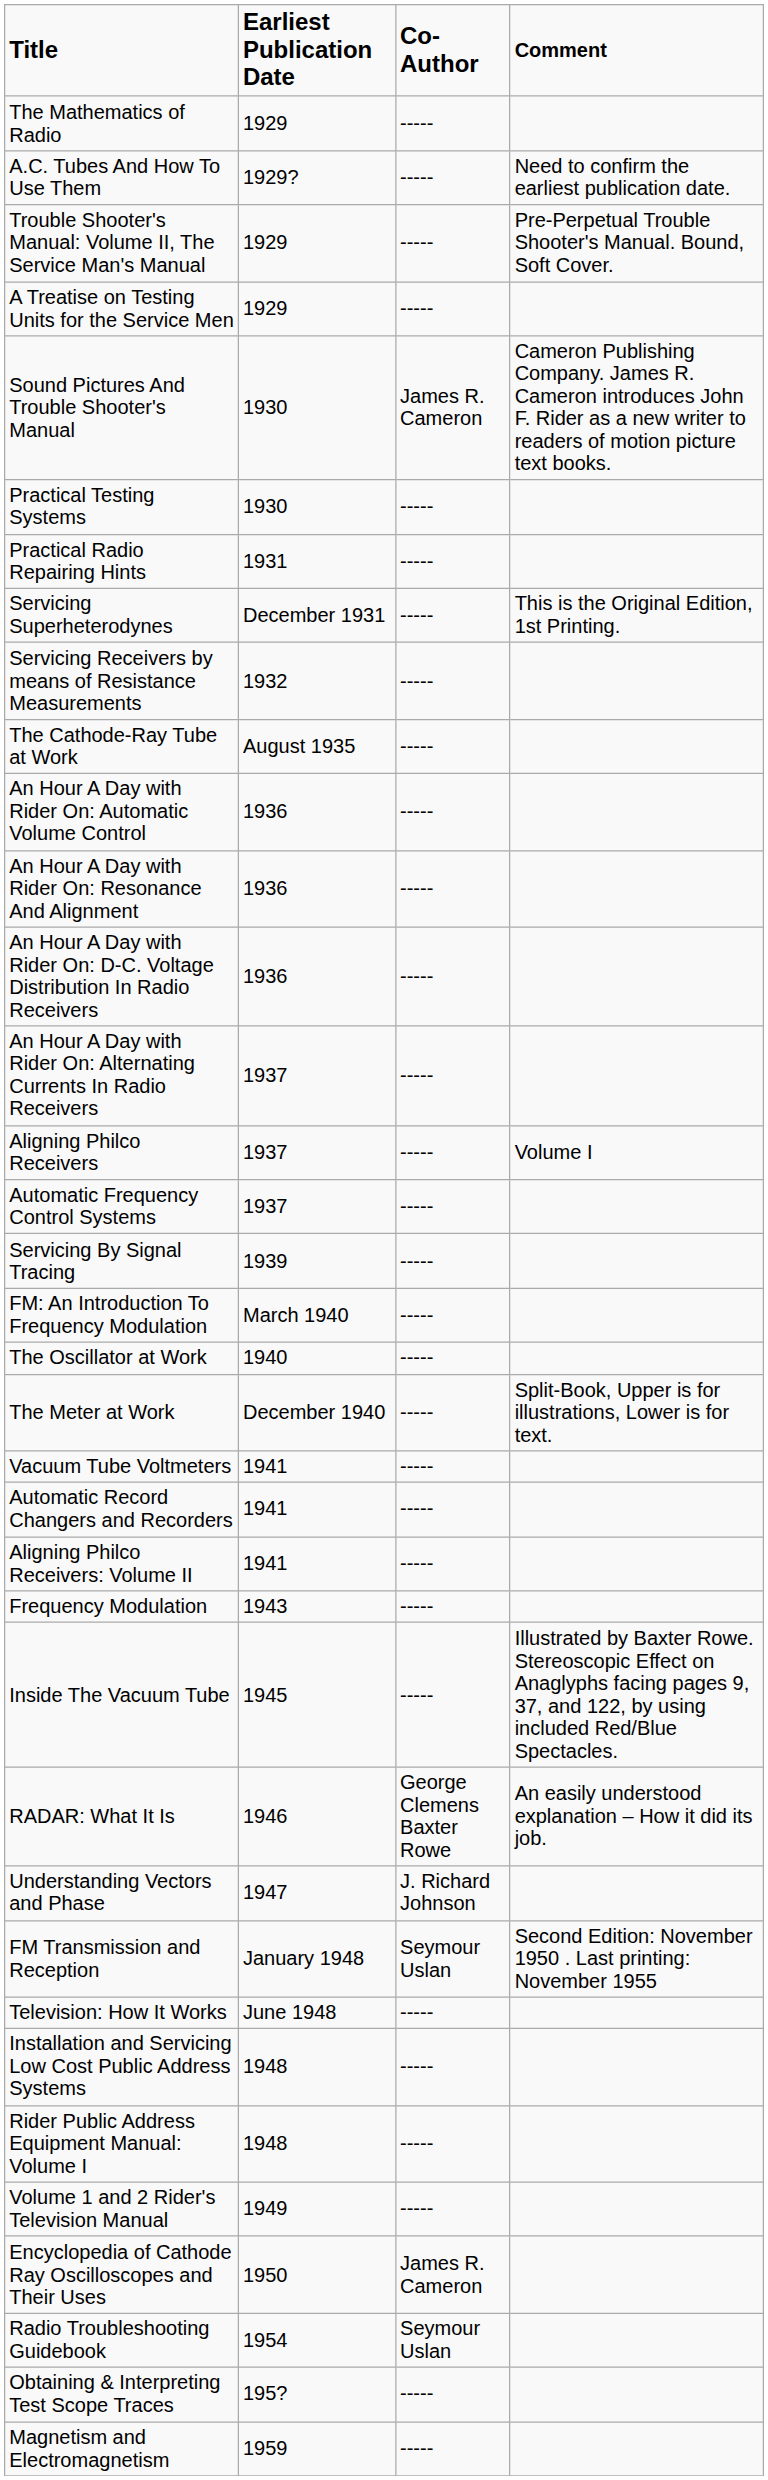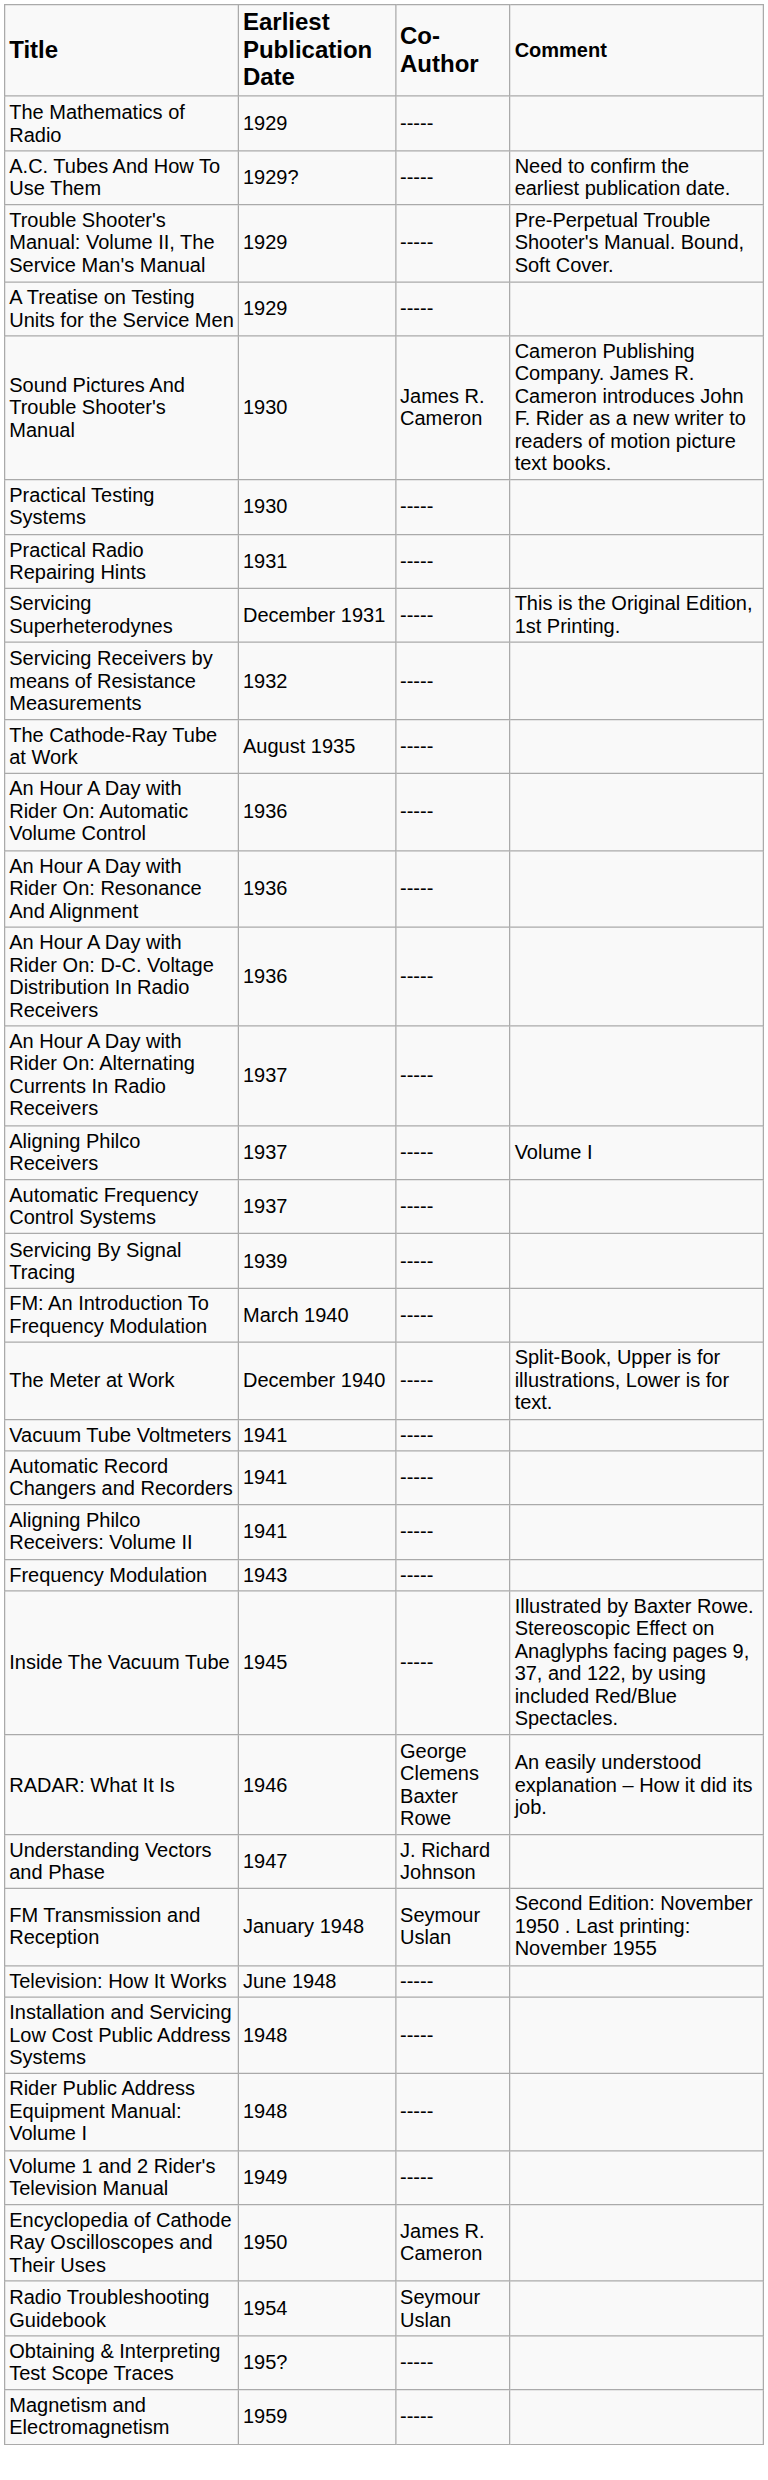- row: (108, 1358)
